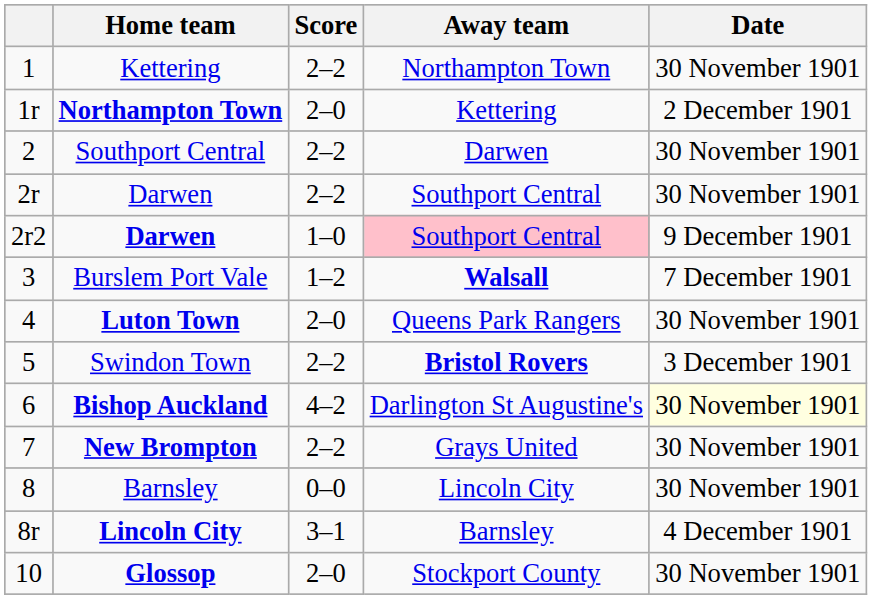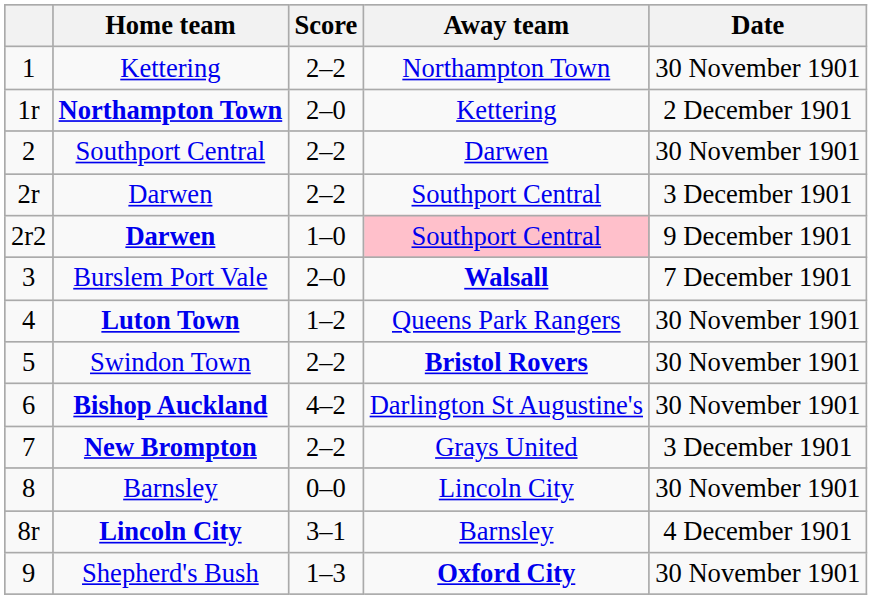(758, 194) 30 November 1901 -> (758, 194) 3 December 1901
(326, 278) 1–2 -> (326, 278) 2–0
(326, 320) 2–0 -> (326, 320) 1–2
(758, 362) 3 December 1901 -> (758, 362) 30 November 1901
(758, 404) lightyellow background -> (758, 404) no background
(758, 446) 30 November 1901 -> (758, 446) 3 December 1901
+ row: (29, 573)
- row: (29, 573)
